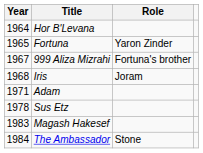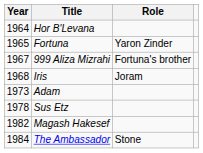(18, 92) 1971 -> (18, 92) 1973
(18, 124) 1983 -> (18, 124) 1982
